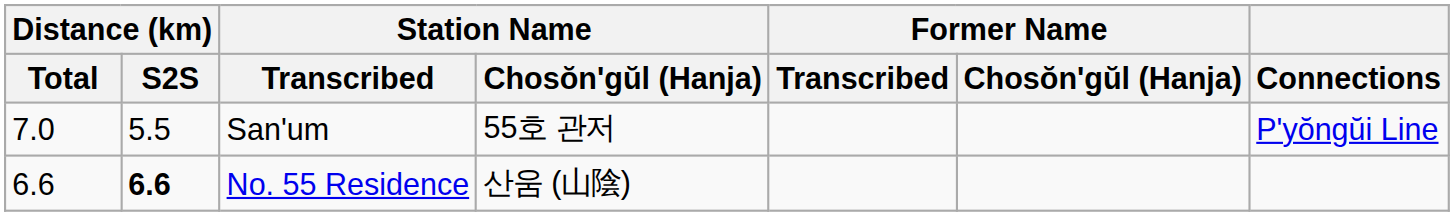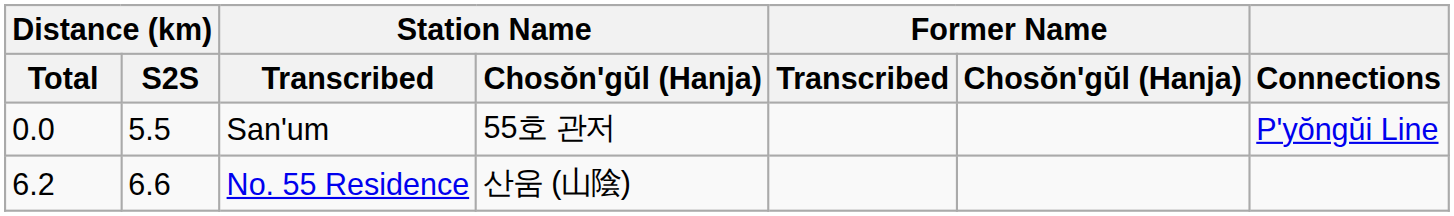(33, 129) 7.0 -> (33, 129) 0.0
(33, 184) 6.6 -> (33, 184) 6.2
(149, 184) bold -> (149, 184) normal
